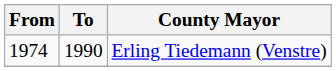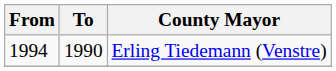(28, 50) 1974 -> (28, 50) 1994
